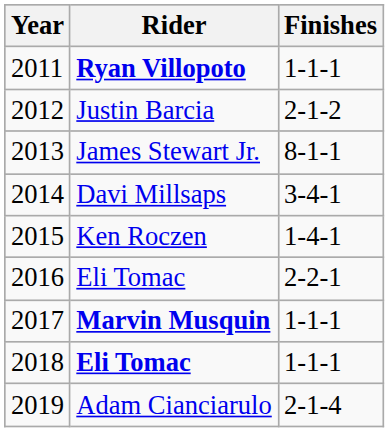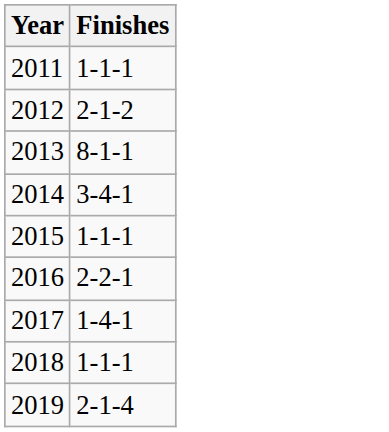- column: (174, 25)
(313, 236) 1-4-1 -> (105, 236) 1-1-1
(313, 320) 1-1-1 -> (105, 320) 1-4-1
